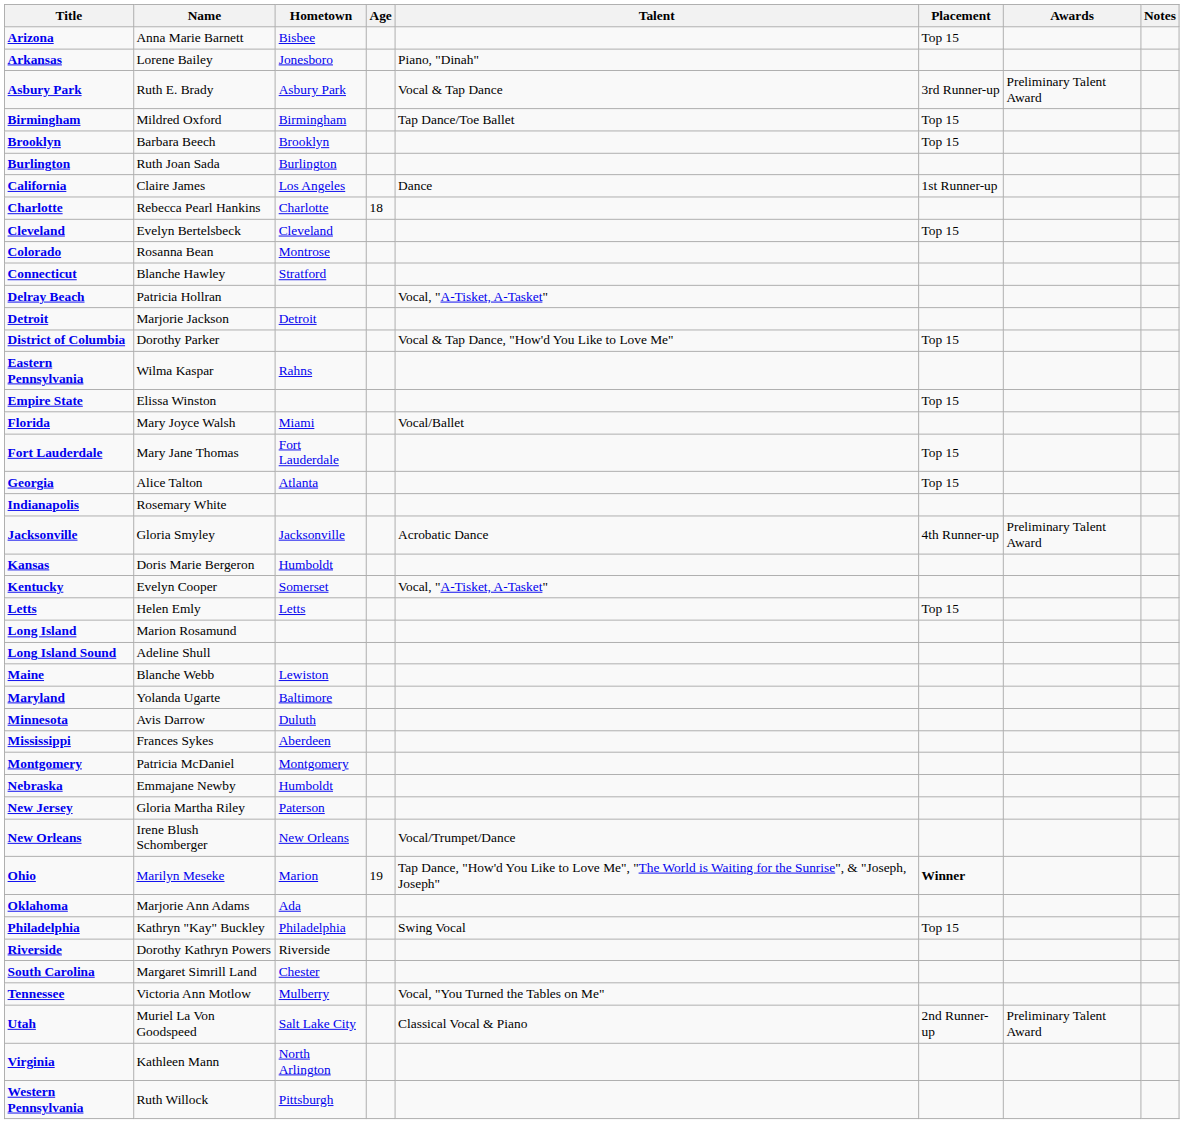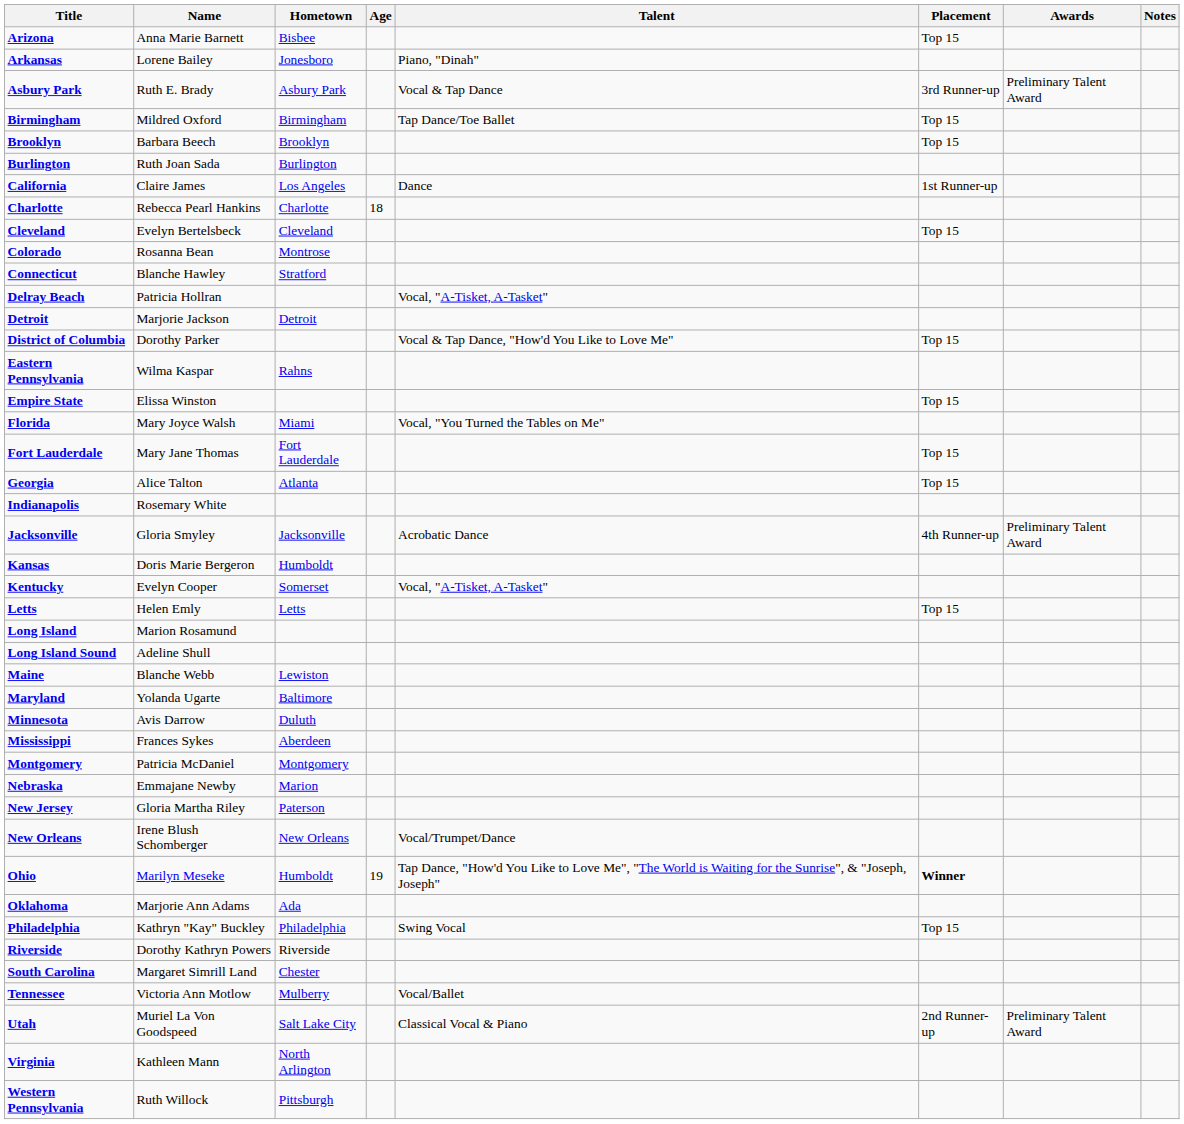(431, 423) Vocal/Ballet -> (501, 423) Vocal, "You Turned the Tables on Me"
(306, 785) Humboldt -> (298, 785) Marion
(298, 875) Marion -> (306, 875) Humboldt
(501, 994) Vocal, "You Turned the Tables on Me" -> (431, 994) Vocal/Ballet
